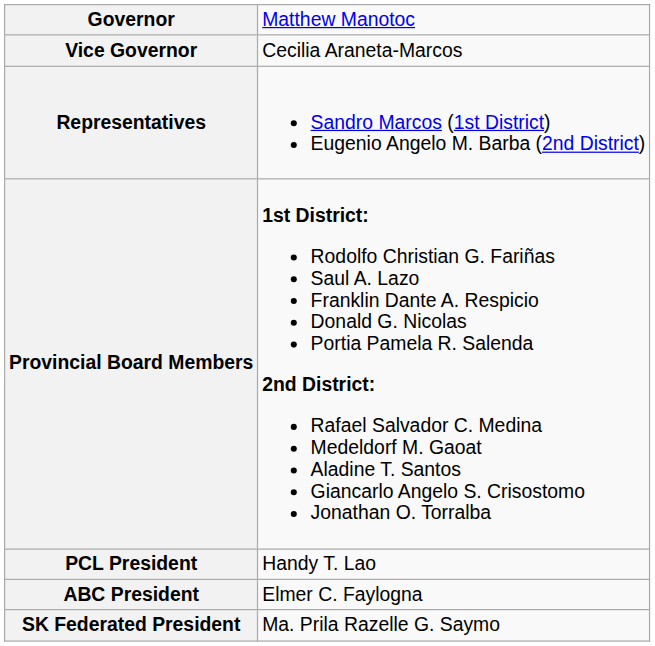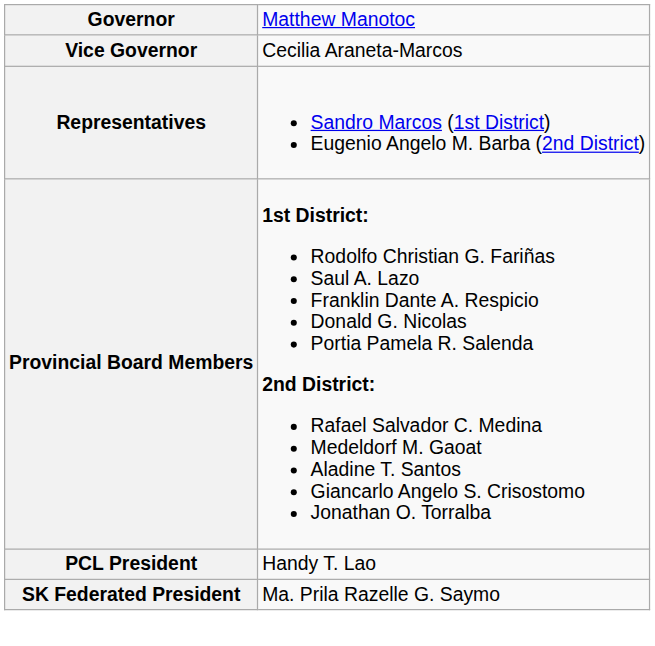- row: (131, 594)
